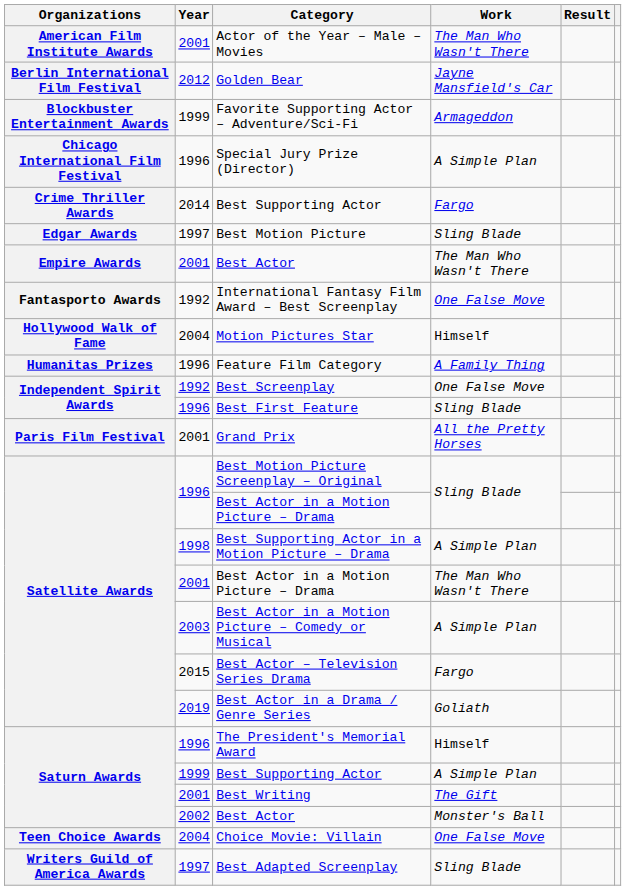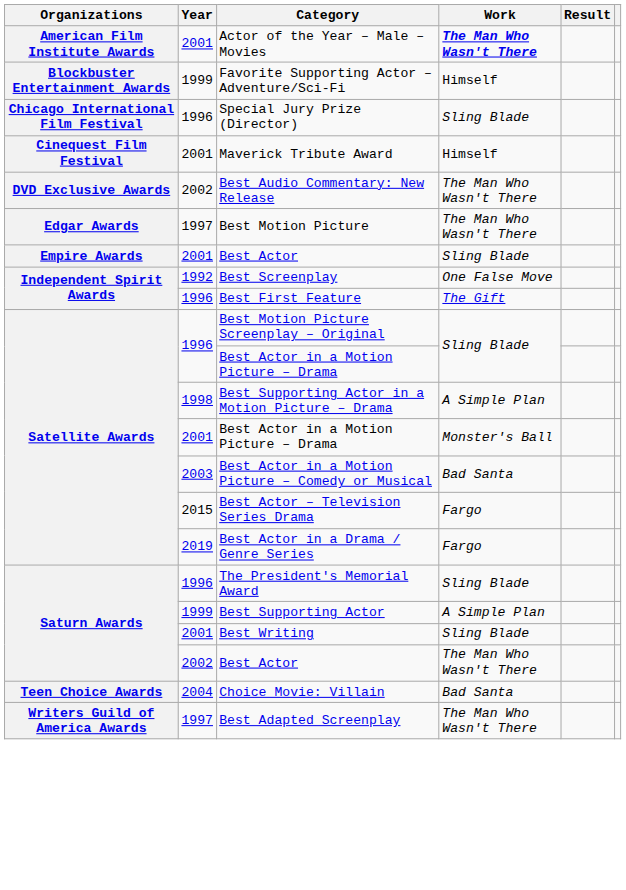(482, 44) normal -> (490, 44) bold
- row: (194, 81)
(474, 117) Armageddon -> (470, 81) Himself
(486, 161) A Simple Plan -> (486, 117) Sling Blade
+ row: (197, 154)
- row: (194, 206)
+ row: (197, 190)
(478, 235) Sling Blade -> (490, 227) The Man Who Wasn't There
(482, 263) The Man Who Wasn't There -> (486, 256) Sling Blade
- row: (194, 300)
- row: (194, 337)
- row: (194, 366)
(478, 408) Sling Blade -> (474, 299) The Gift
- row: (194, 437)
(482, 584) The Man Who Wasn't There -> (498, 437) Monster's Ball
(486, 628) A Simple Plan -> (478, 474) Bad Santa
(462, 708) Goliath -> (462, 547) Fargo
(462, 745) Himself -> (486, 584) Sling Blade
(466, 795) The Gift -> (486, 634) Sling Blade
(489, 817) Monster's Ball -> (490, 663) The Man Who Wasn't There
(489, 838) One False Move -> (478, 692) Bad Santa
(478, 867) Sling Blade -> (490, 721) The Man Who Wasn't There
